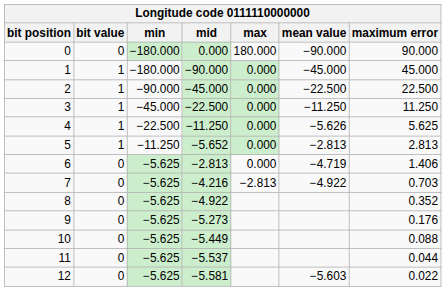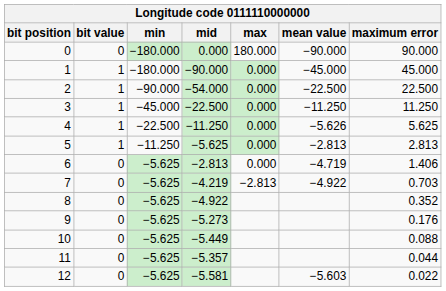(207, 88) −45.000 -> (207, 88) −54.000
(210, 145) −5.652 -> (210, 145) −5.625
(210, 182) −4.216 -> (210, 182) −4.219
(210, 257) −5.537 -> (210, 257) −5.357
